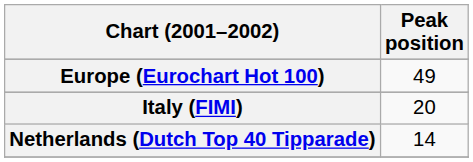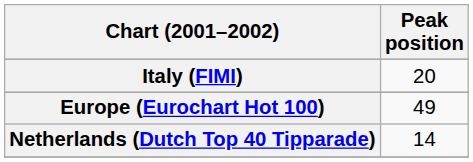rows swapped: (192, 75) <-> (192, 107)
